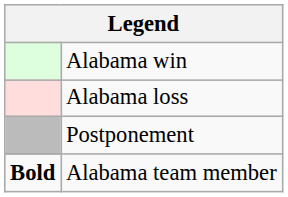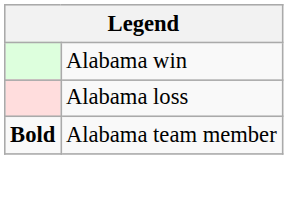- row: (130, 135)
